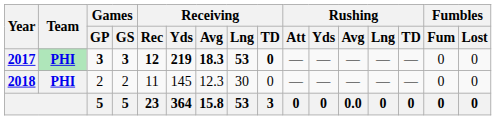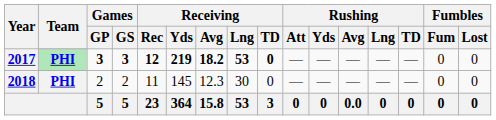(211, 59) 18.3 -> (211, 59) 18.2
